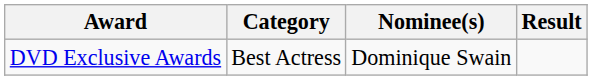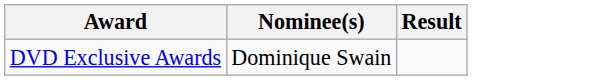- column: (286, 22)
